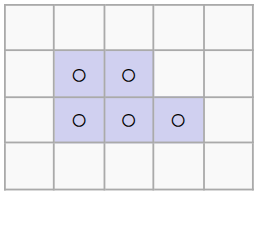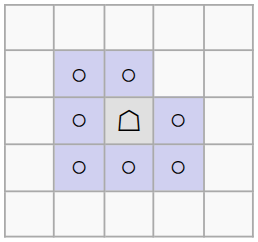+ row: (129, 121)
